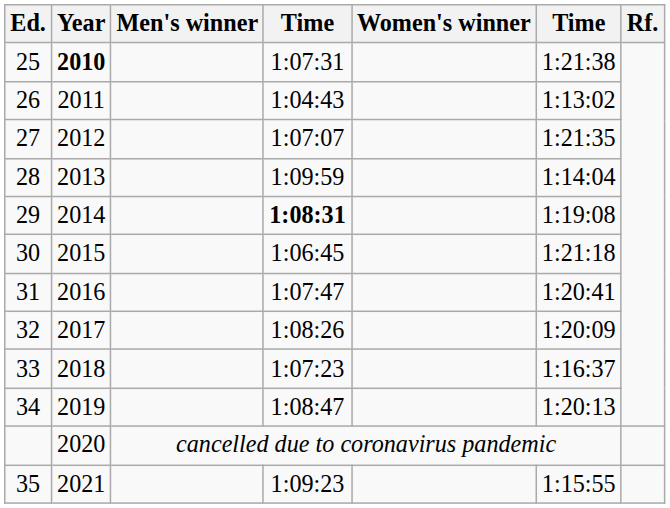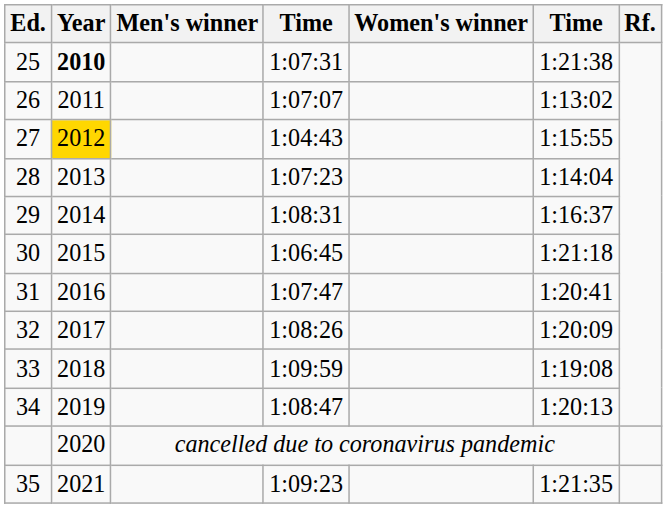(307, 100) 1:04:43 -> (306, 100) 1:07:07
(81, 138) no background -> (81, 138) gold background
(307, 138) 1:07:07 -> (306, 138) 1:04:43
(579, 138) 1:21:35 -> (576, 138) 1:15:55
(307, 176) 1:09:59 -> (306, 176) 1:07:23
(308, 215) bold -> (306, 215) normal
(579, 215) 1:19:08 -> (576, 215) 1:16:37
(307, 368) 1:07:23 -> (306, 368) 1:09:59
(579, 368) 1:16:37 -> (576, 368) 1:19:08
(579, 483) 1:15:55 -> (576, 483) 1:21:35
